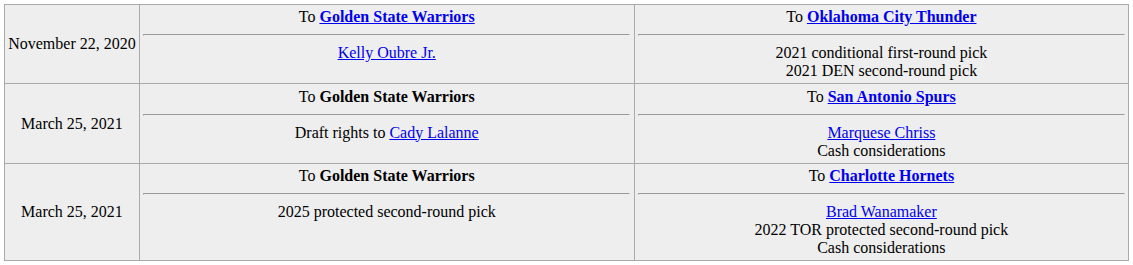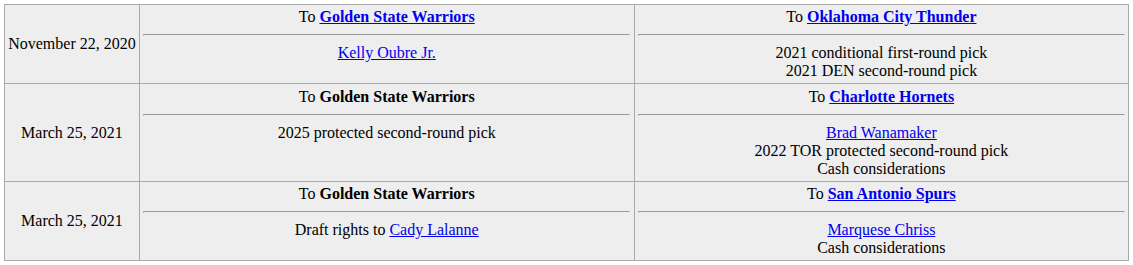rows swapped: (387, 114) <-> (387, 193)
